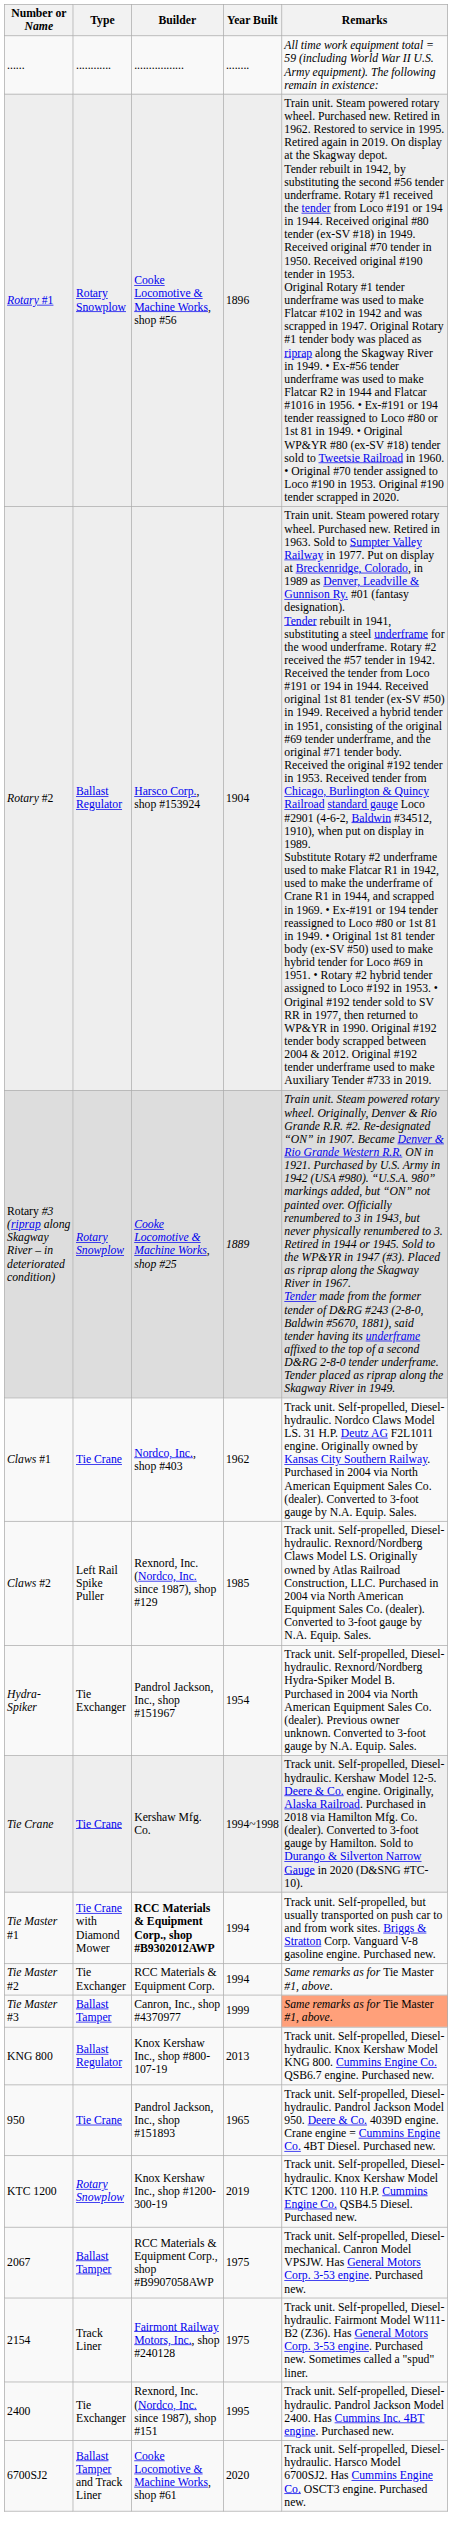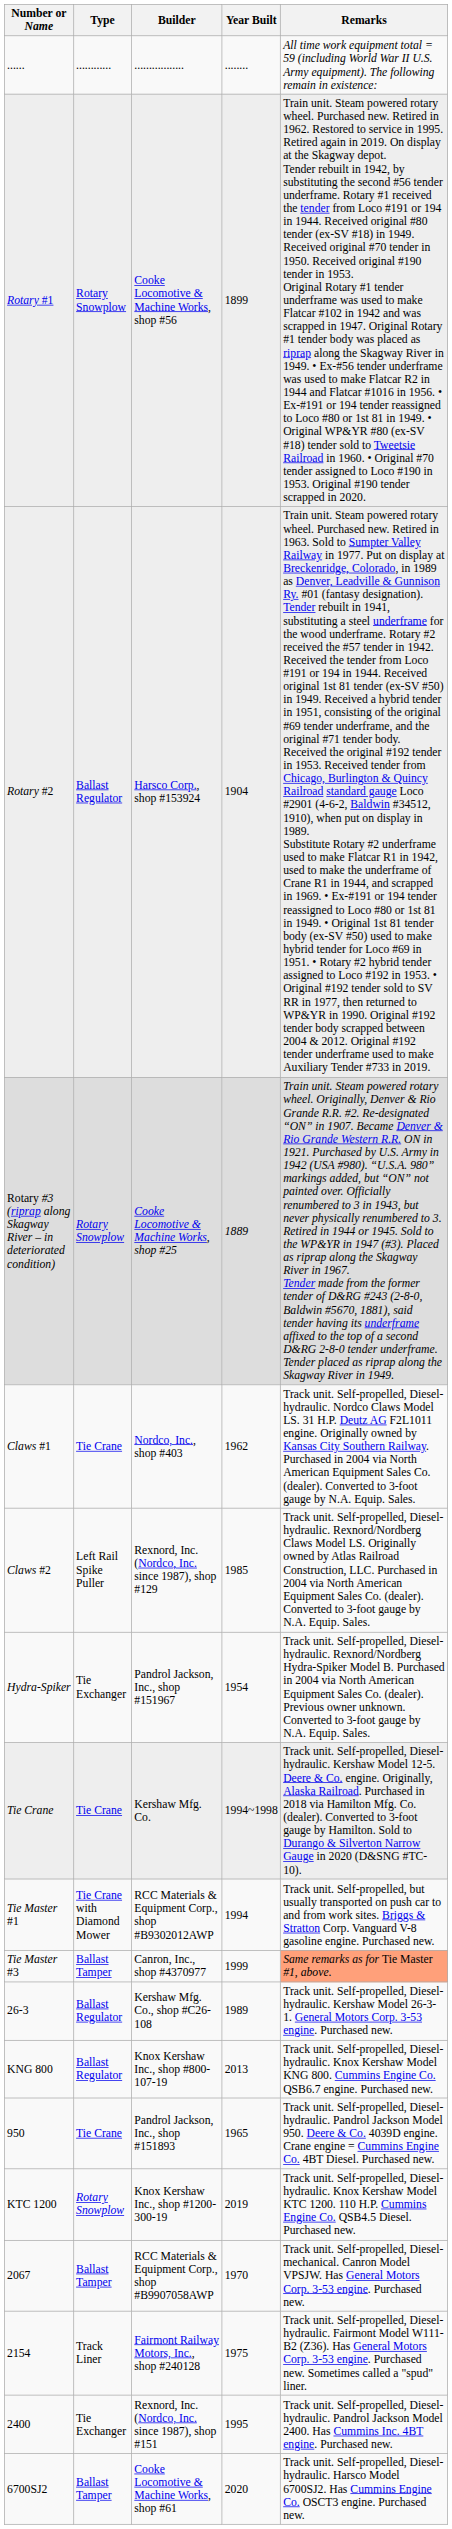(238, 300) 1896 -> (236, 300) 1899
(174, 1928) bold -> (176, 1914) normal
- row: (32, 1979)
+ row: (18, 2011)
(238, 2262) 1975 -> (236, 2275) 1970
(99, 2475) Ballast Tamper and Track Liner -> (94, 2489) Ballast Tamper
